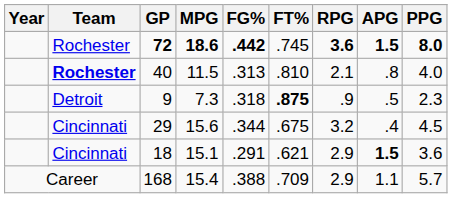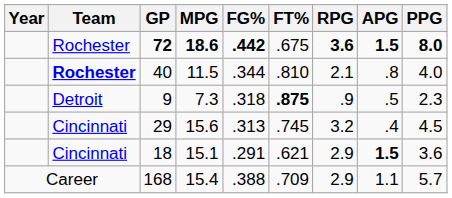(292, 45) .745 -> (292, 45) .675
(249, 72) .313 -> (249, 72) .344
(249, 126) .344 -> (249, 126) .313
(292, 126) .675 -> (292, 126) .745
